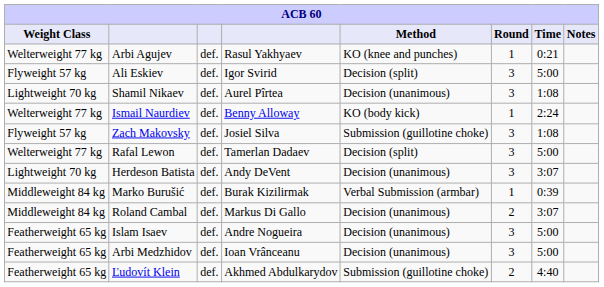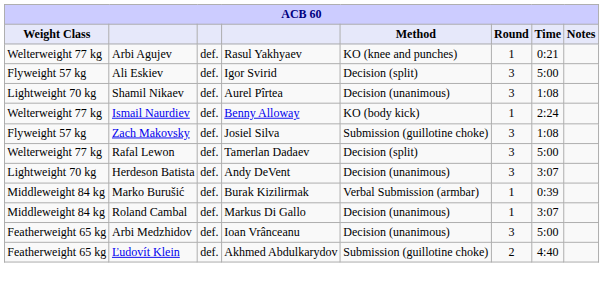(511, 212) 2 -> (511, 212) 1
- row: (140, 232)
